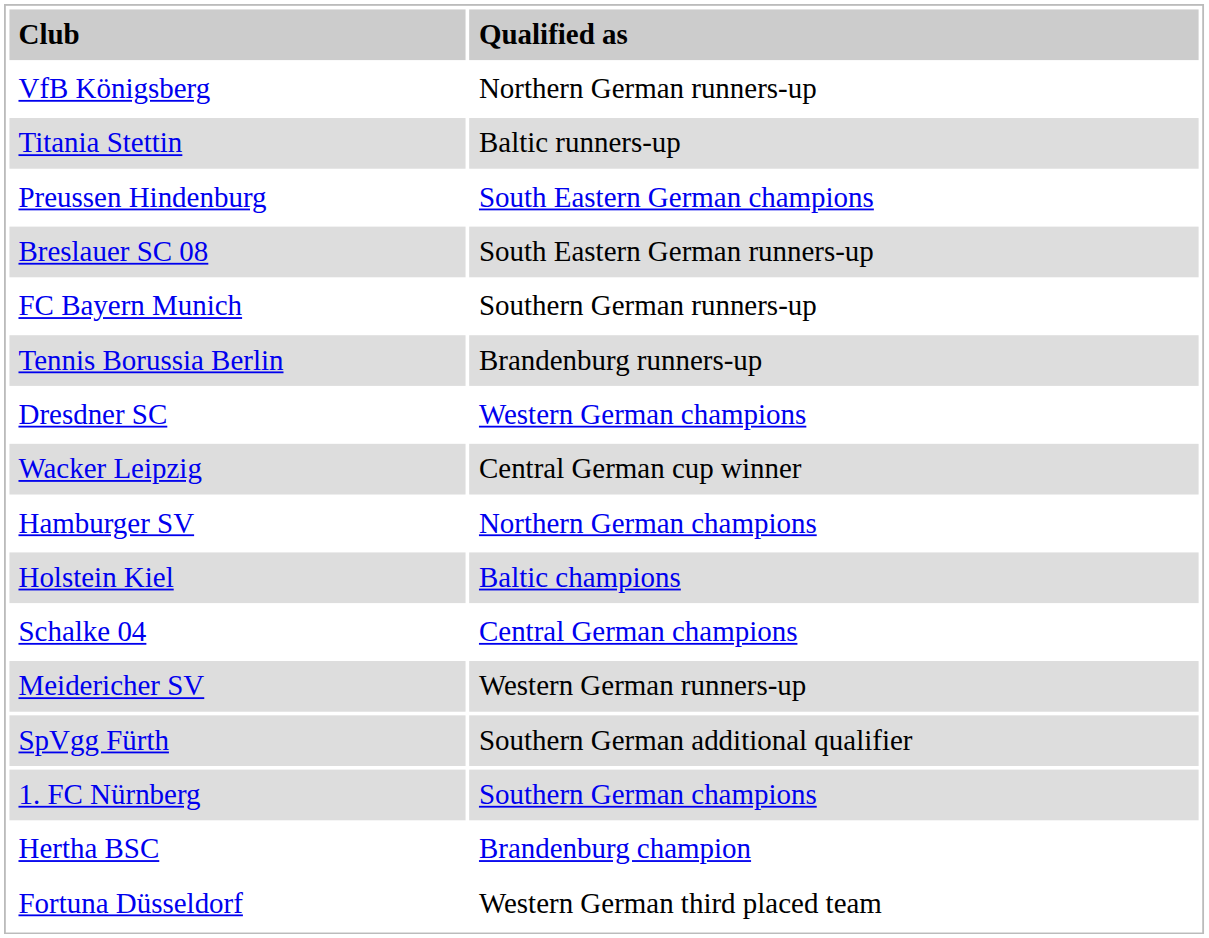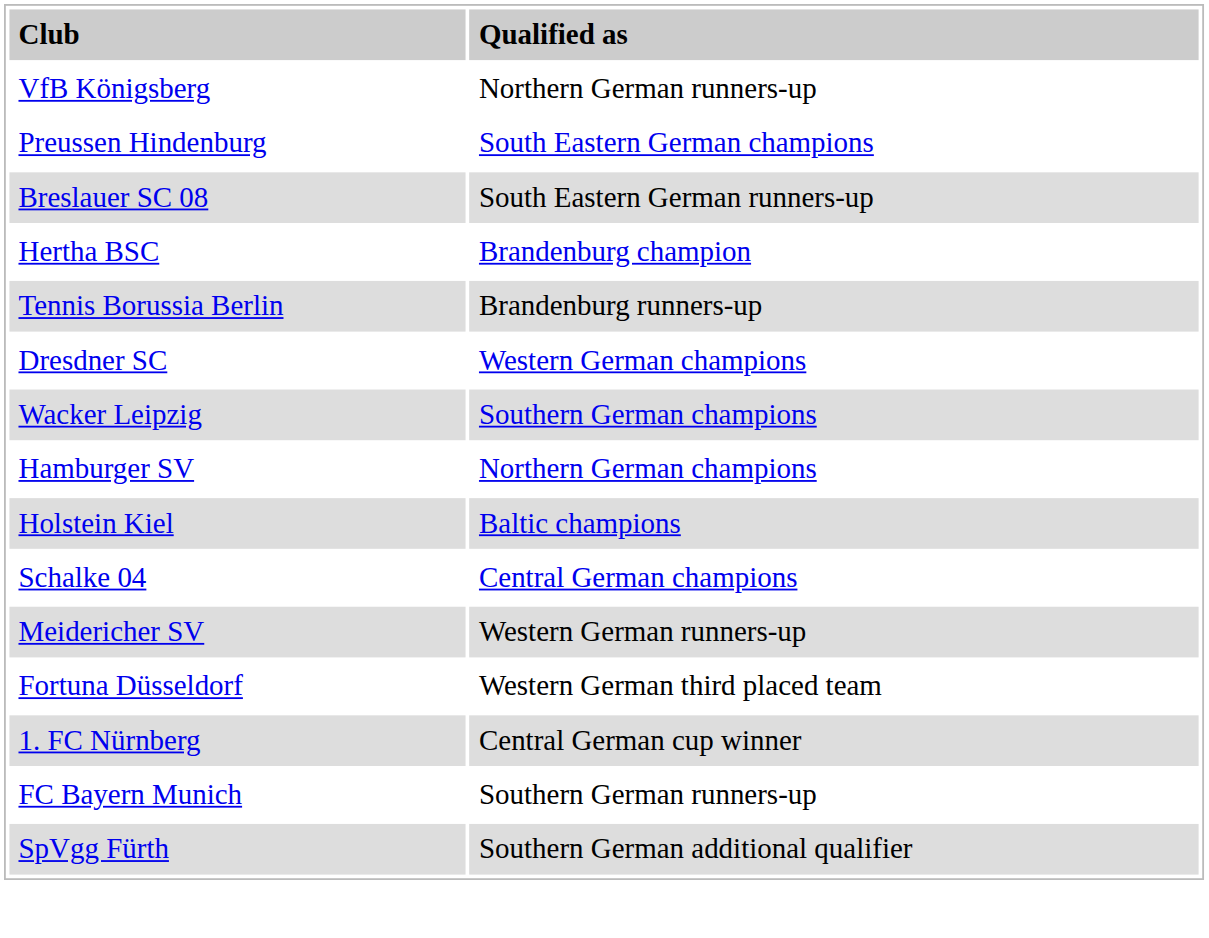- row: (100, 142)
rows swapped: (89, 848) <-> (130, 305)
(640, 468) Central German cup winner -> (648, 414) Southern German champions
rows swapped: (131, 903) <-> (94, 740)
(648, 794) Southern German champions -> (640, 740) Central German cup winner
